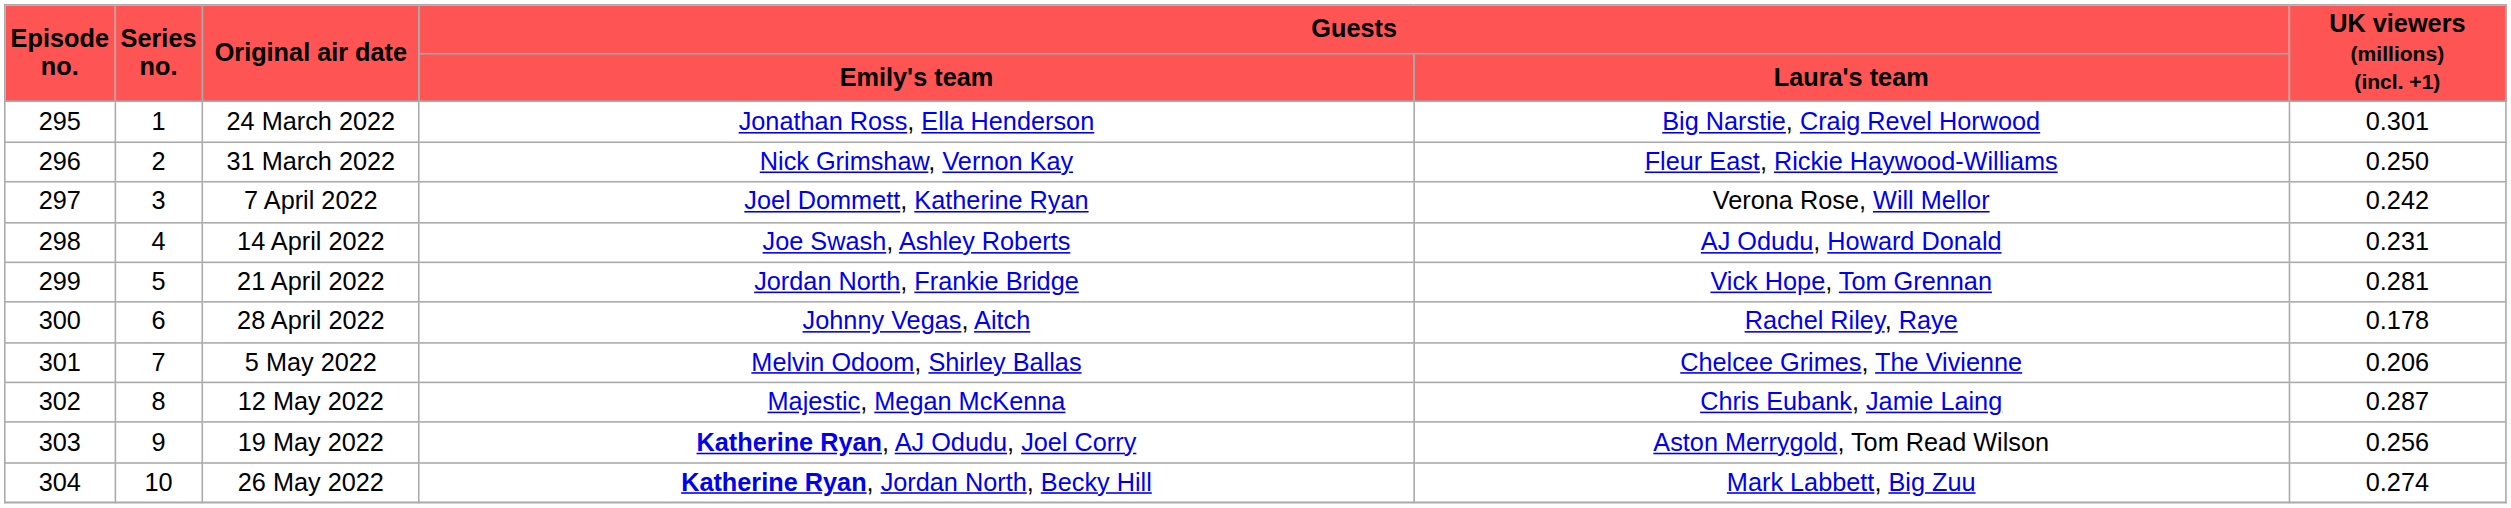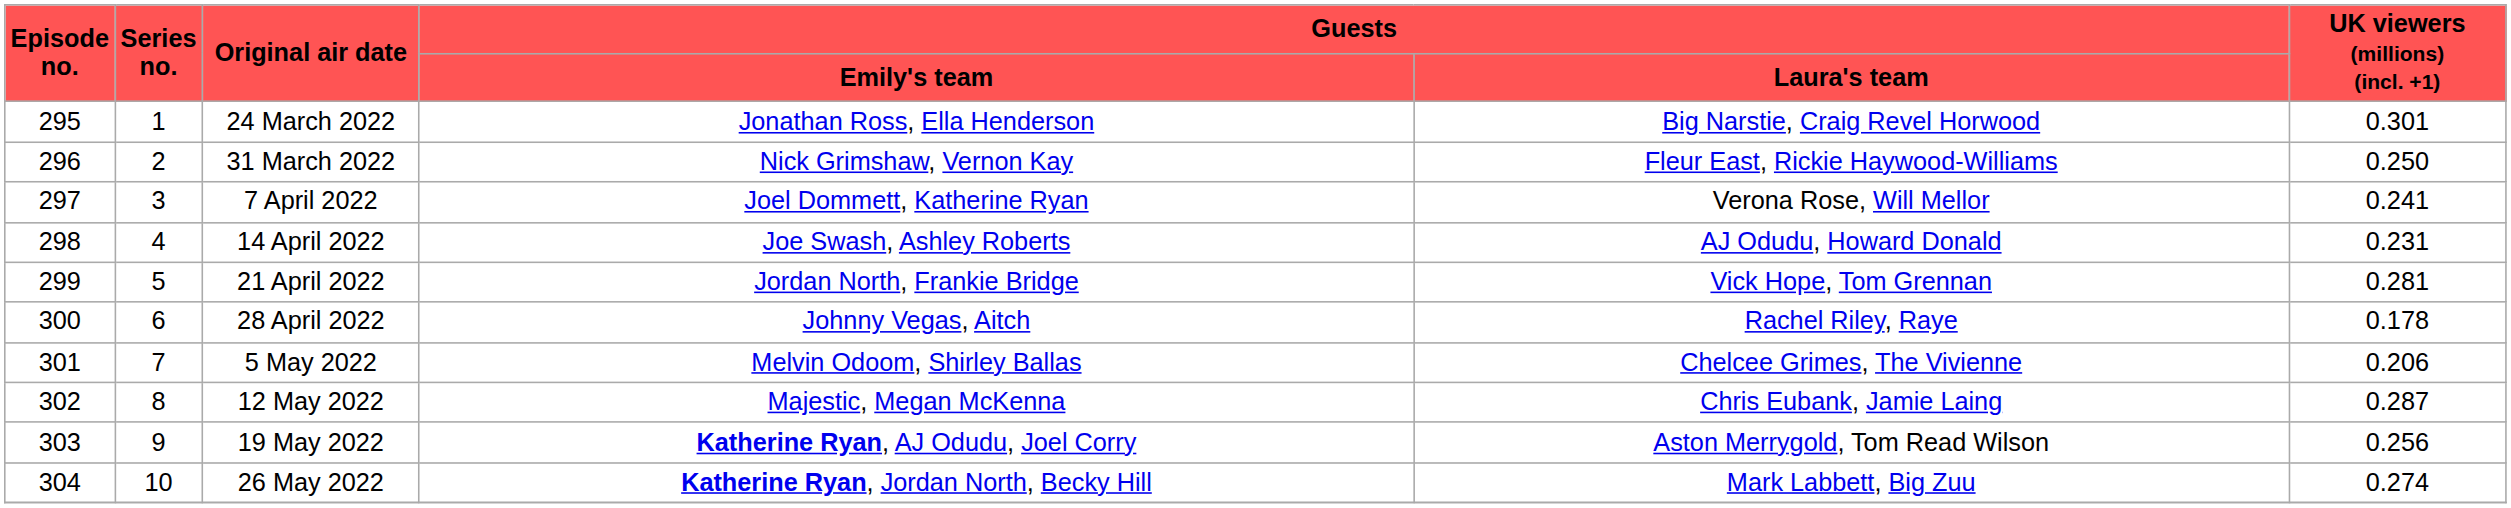(2397, 201) 0.242 -> (2397, 201) 0.241
